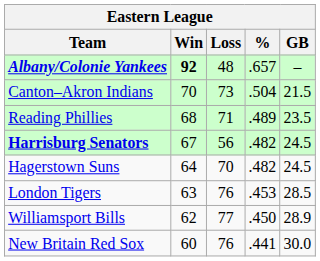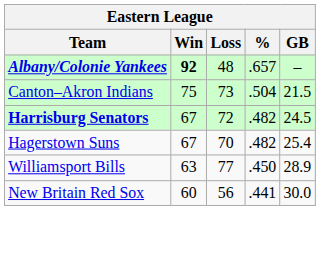(189, 92) 70 -> (189, 92) 75
- row: (60, 117)
(226, 142) 56 -> (226, 117) 72
(189, 167) 64 -> (189, 142) 67
(297, 167) 24.5 -> (297, 142) 25.4
- row: (55, 192)
(189, 218) 62 -> (189, 167) 63
(226, 243) 76 -> (226, 192) 56
